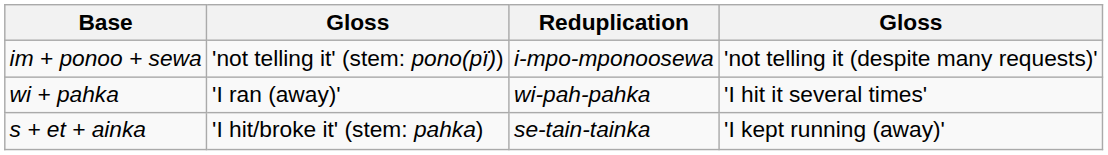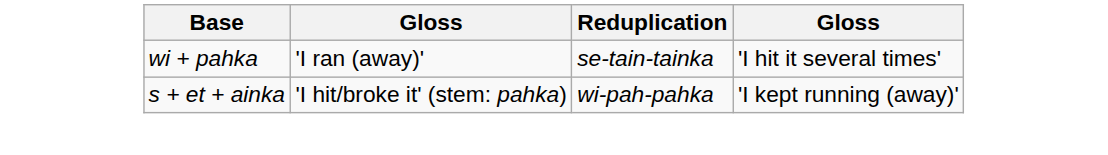- row: (106, 58)
(582, 94) wi-pah-pahka -> (645, 58) se-tain-tainka
(582, 130) se-tain-tainka -> (645, 94) wi-pah-pahka
